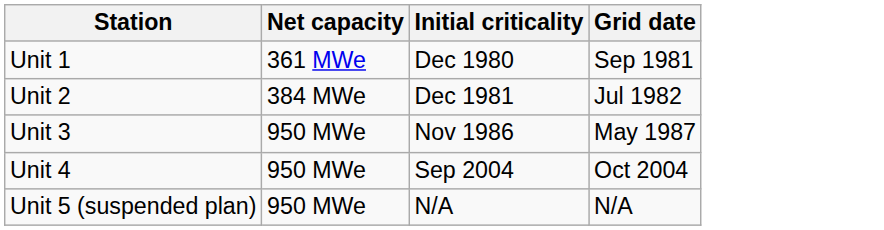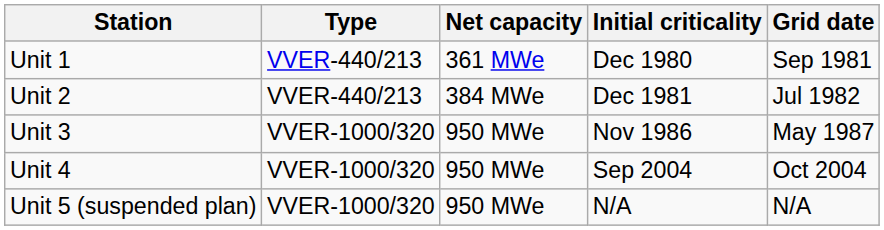+ column: (351, 22)
